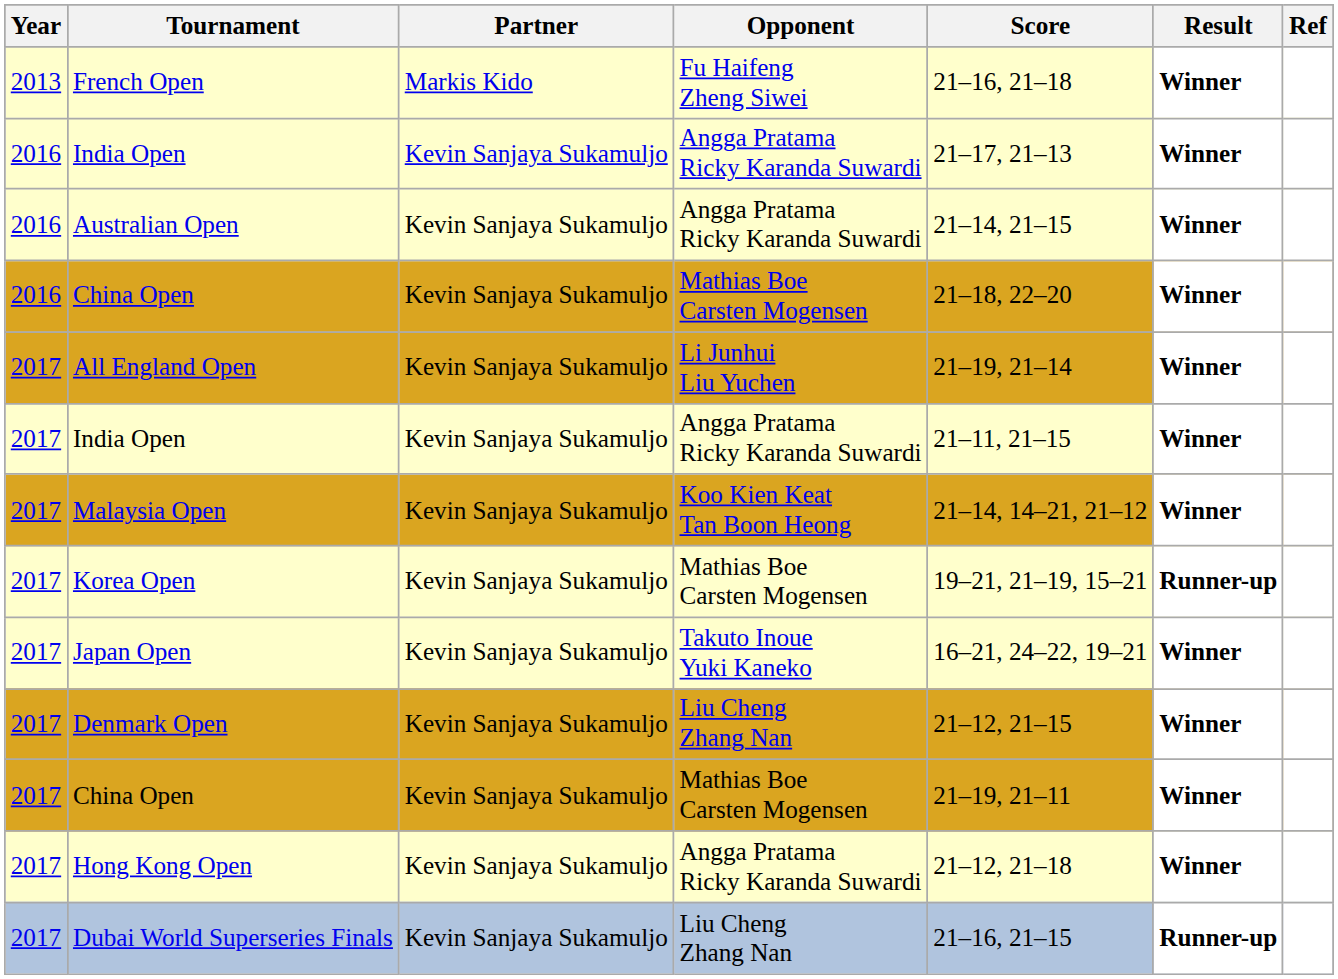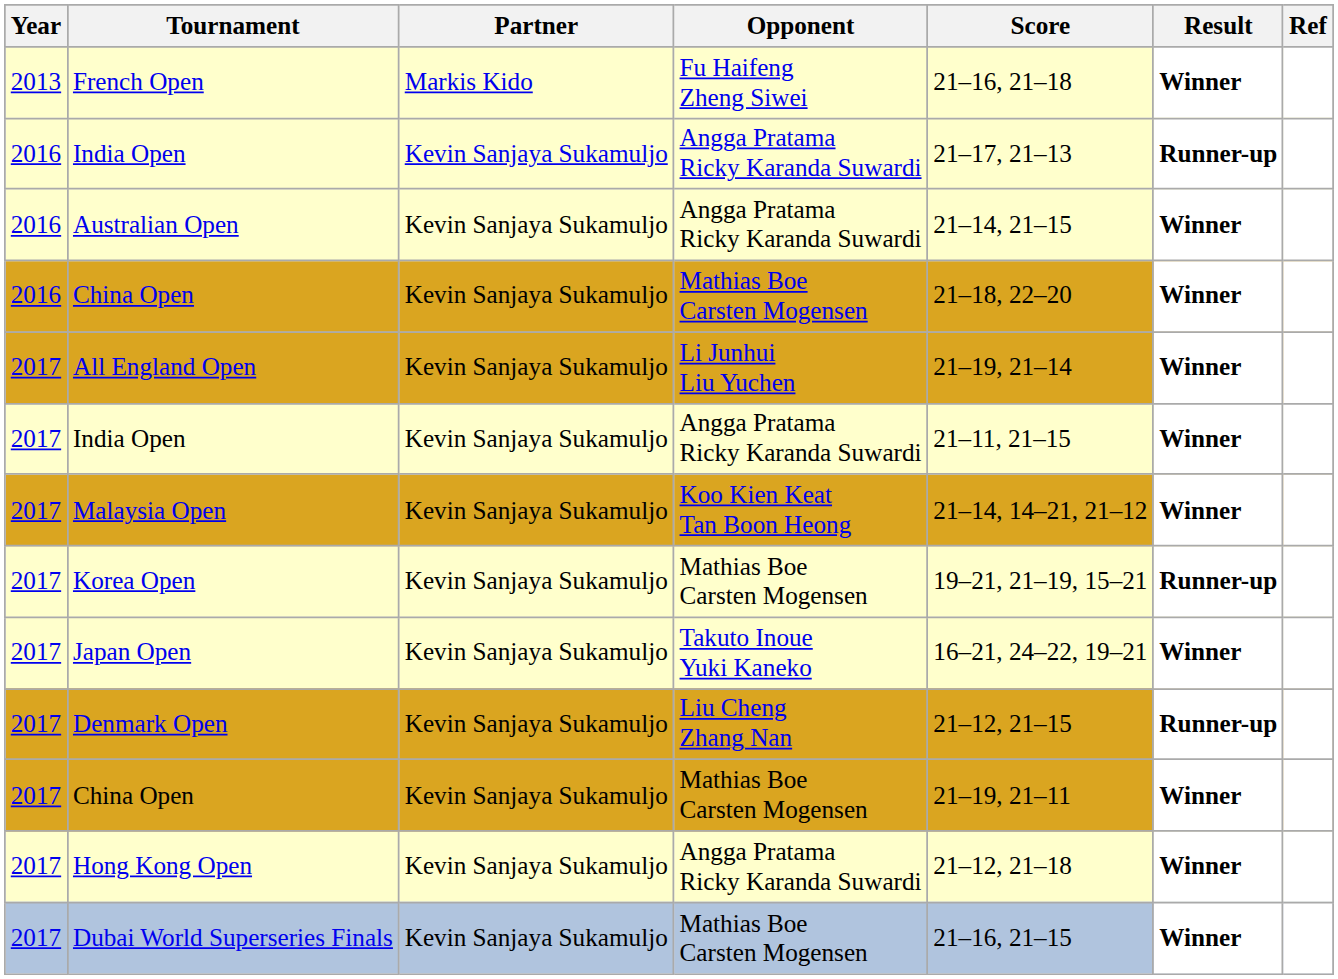(1200, 153) Winner -> (1218, 153) Runner-up
(1200, 723) Winner -> (1218, 723) Runner-up
(736, 937) Liu Cheng Zhang Nan -> (774, 937) Mathias Boe Carsten Mogensen
(1218, 937) Runner-up -> (1200, 937) Winner
